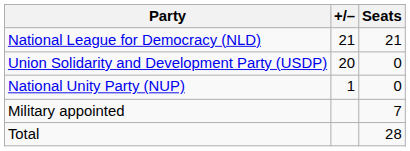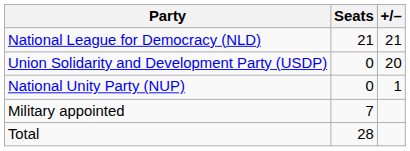columns swapped: (382, 16) <-> (345, 16)
